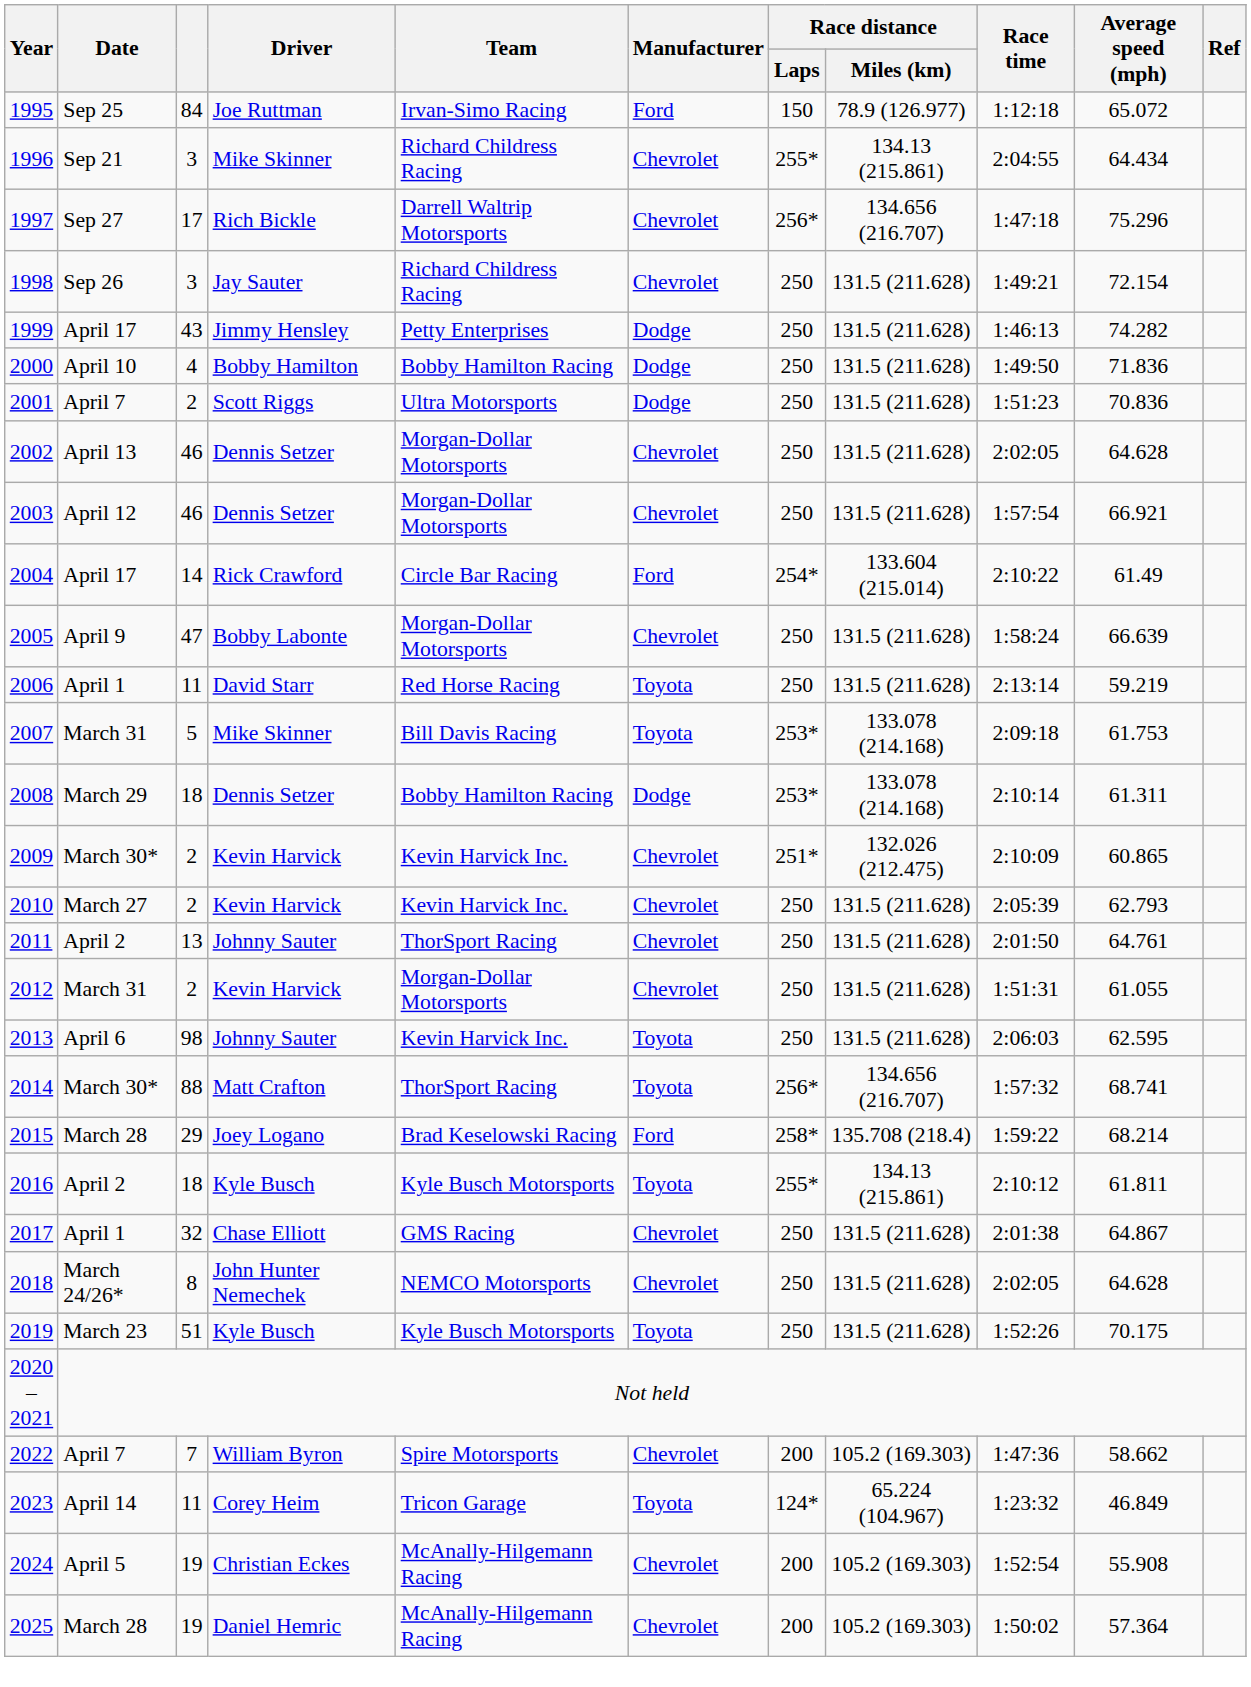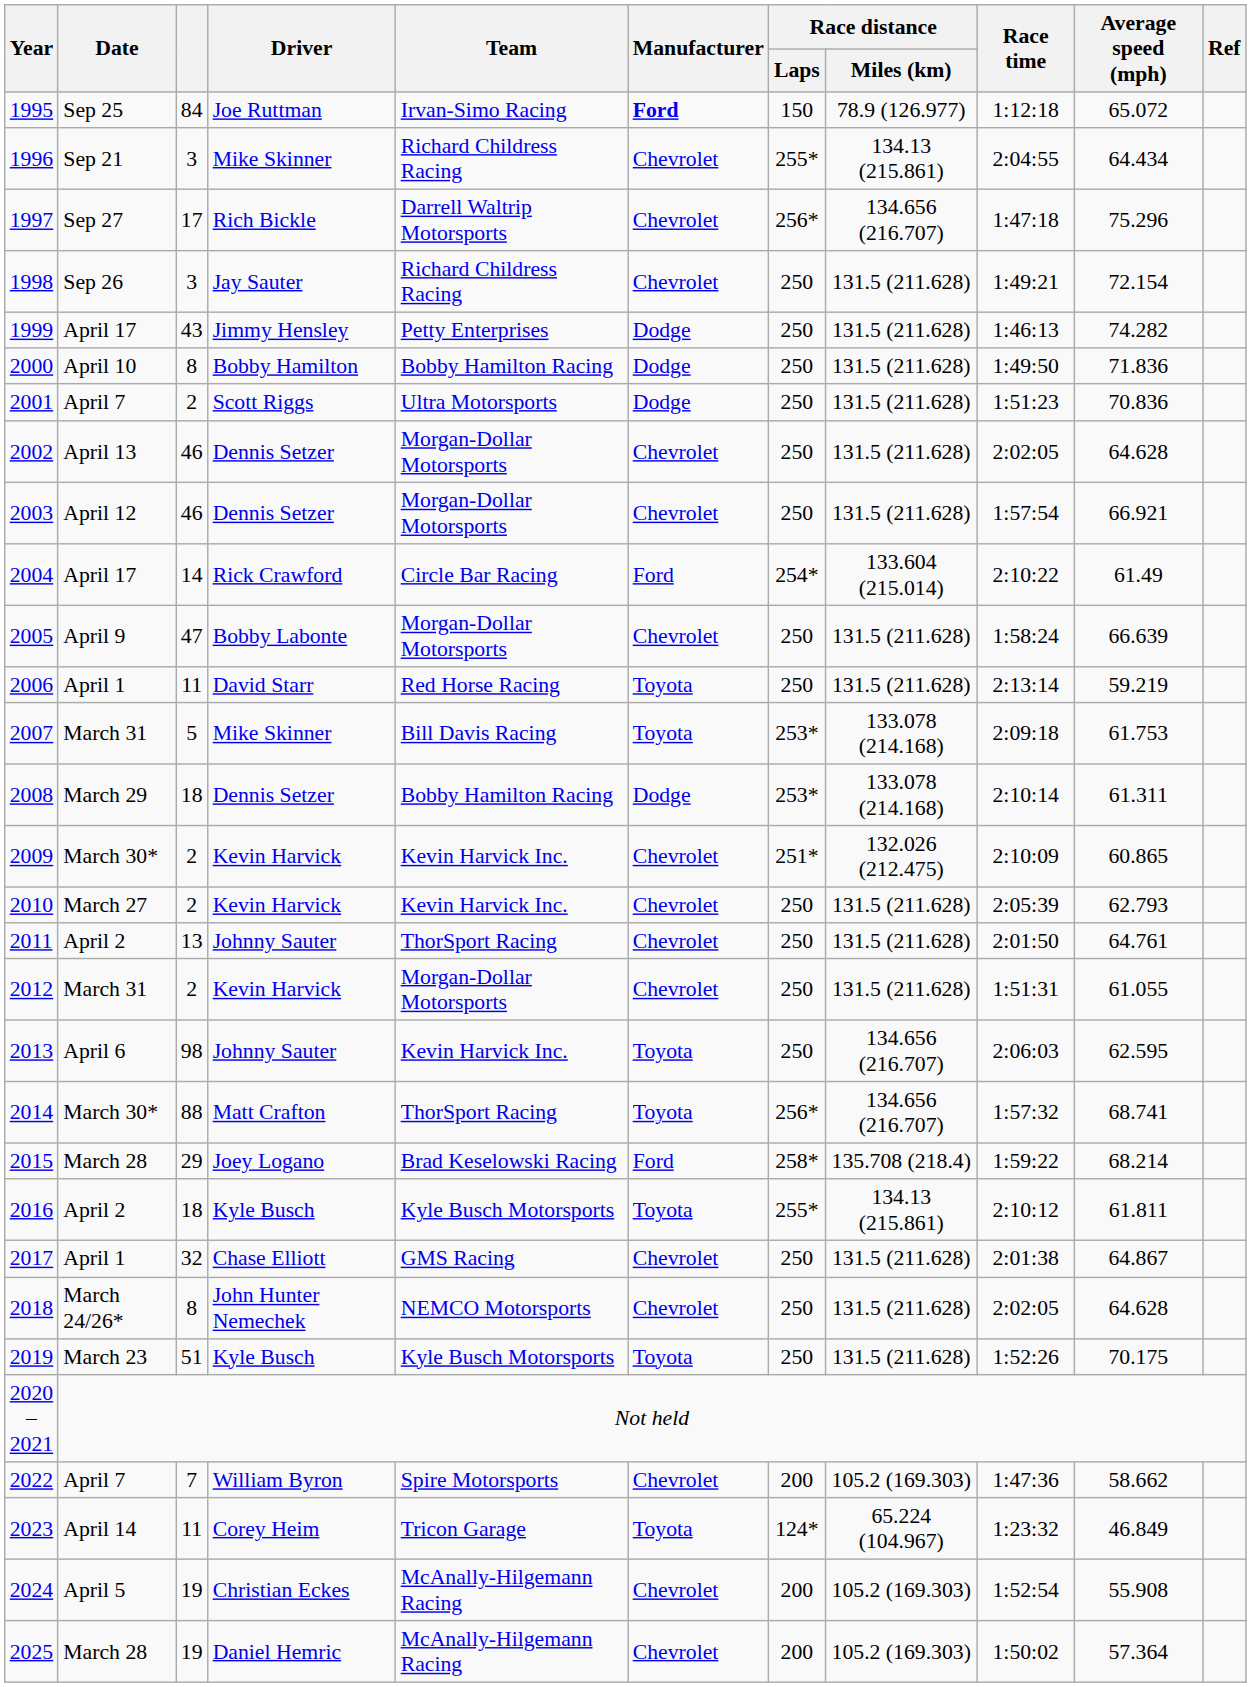(653, 109) normal -> (656, 109) bold
(192, 366) 4 -> (192, 366) 8
(901, 1038) 131.5 (211.628) -> (901, 1051) 134.656 (216.707)
